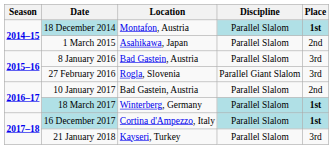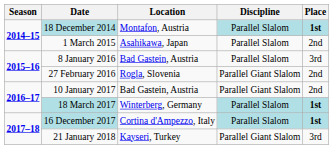(315, 74) 3rd -> (315, 74) 2nd
(260, 90) Parallel Slalom -> (260, 90) Parallel Giant Slalom
(260, 136) Parallel Slalom -> (260, 136) Parallel Giant Slalom
